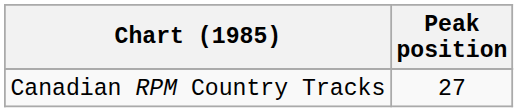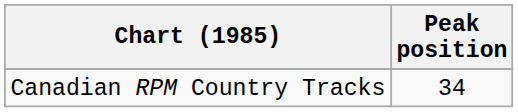(452, 88) 27 -> (452, 88) 34
